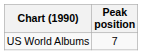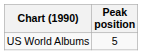(115, 41) 7 -> (115, 41) 5
